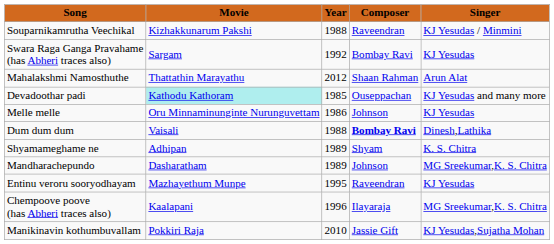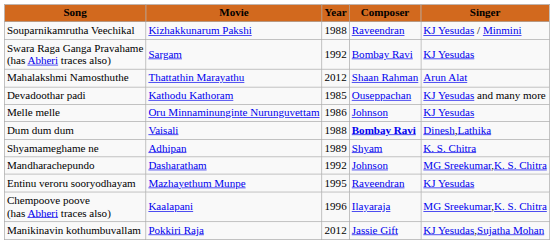(191, 95) paleturquoise background -> (191, 95) no background
(336, 165) 1989 -> (336, 165) 1992
(336, 230) 2010 -> (336, 230) 2012
